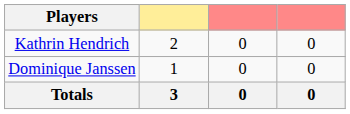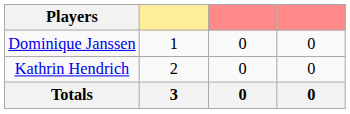rows swapped: (72, 43) <-> (72, 69)
